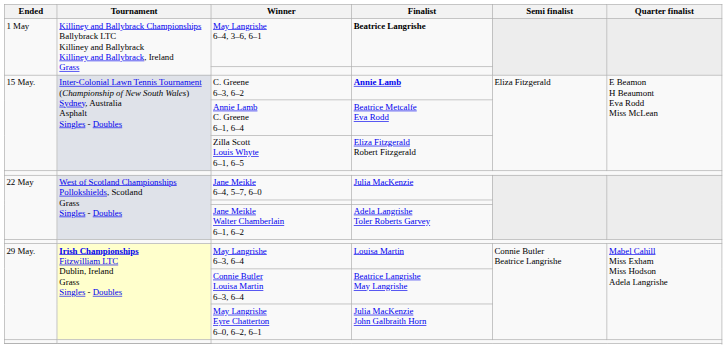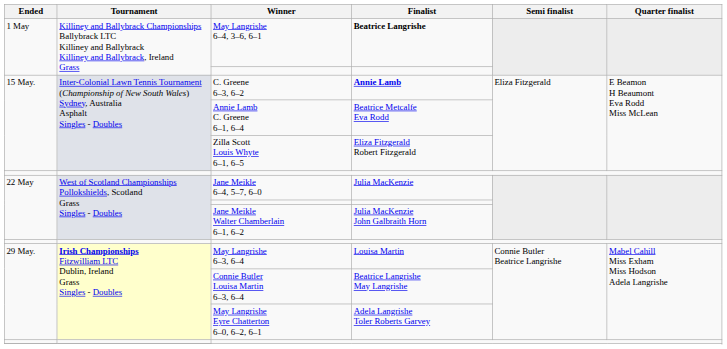(392, 216) Adela Langrishe Toler Roberts Garvey -> (390, 216) Julia MacKenzie John Galbraith Horn
(390, 316) Julia MacKenzie John Galbraith Horn -> (392, 316) Adela Langrishe Toler Roberts Garvey
